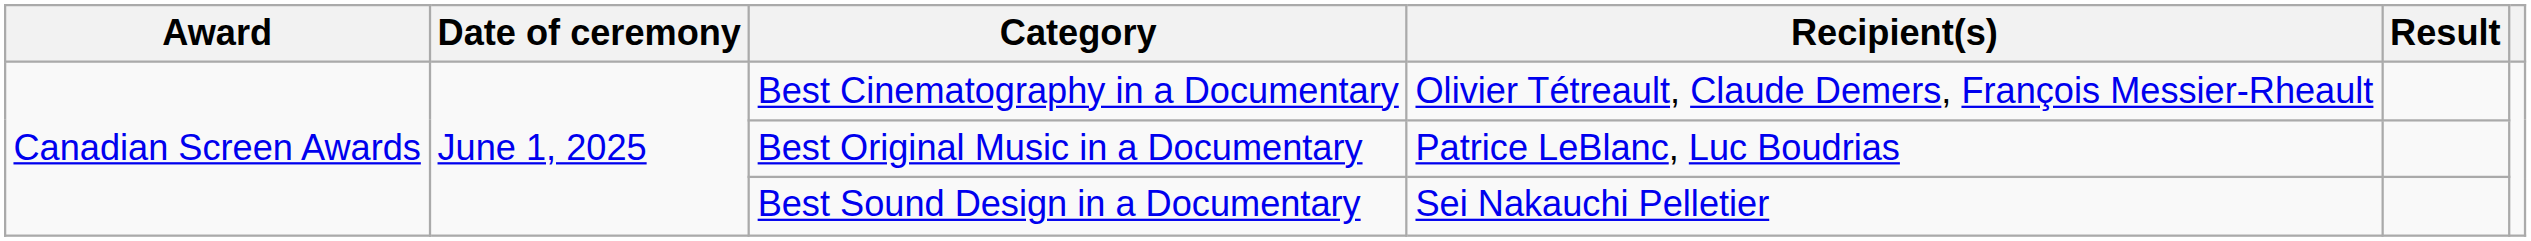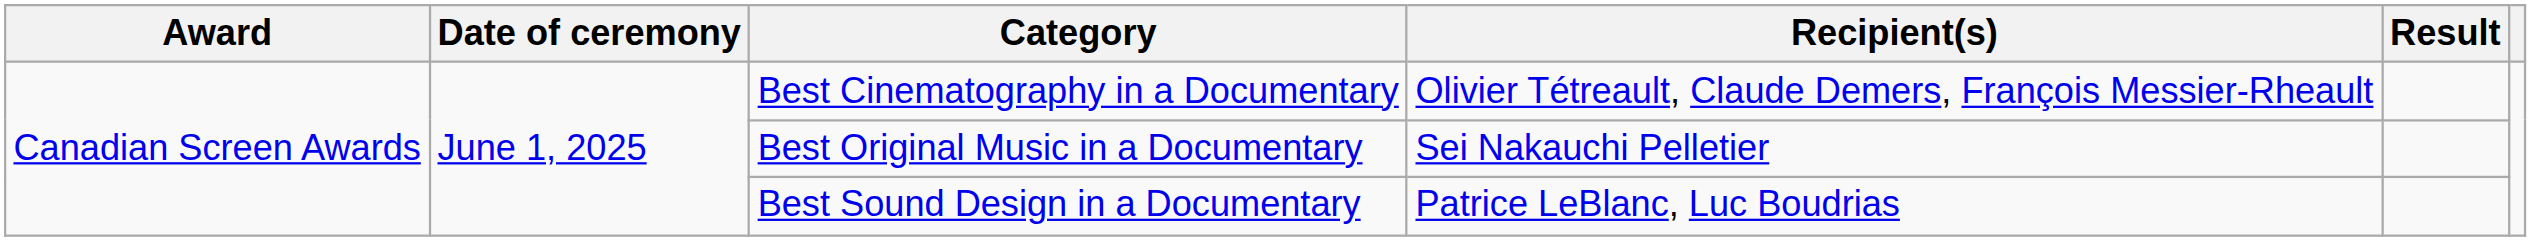(1658, 147) Patrice LeBlanc, Luc Boudrias -> (1592, 147) Sei Nakauchi Pelletier
(1592, 205) Sei Nakauchi Pelletier -> (1658, 205) Patrice LeBlanc, Luc Boudrias
